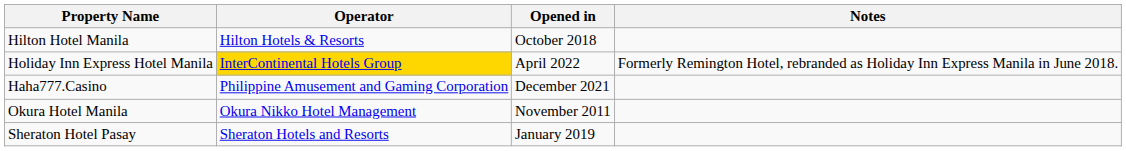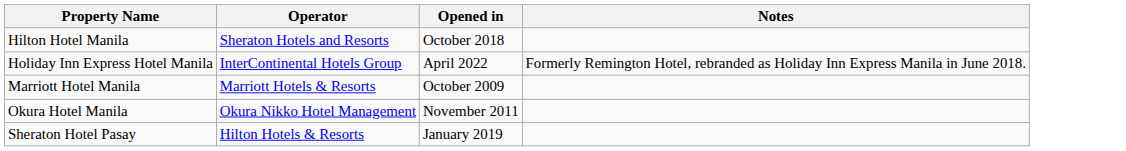(292, 39) Hilton Hotels & Resorts -> (304, 39) Sheraton Hotels and Resorts
(311, 63) gold background -> (311, 63) no background
+ row: (74, 87)
- row: (57, 87)
(304, 134) Sheraton Hotels and Resorts -> (292, 134) Hilton Hotels & Resorts
